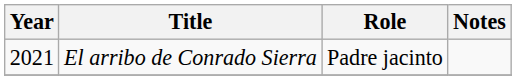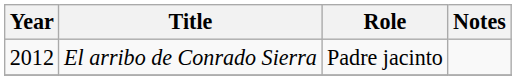(32, 57) 2021 -> (32, 57) 2012
